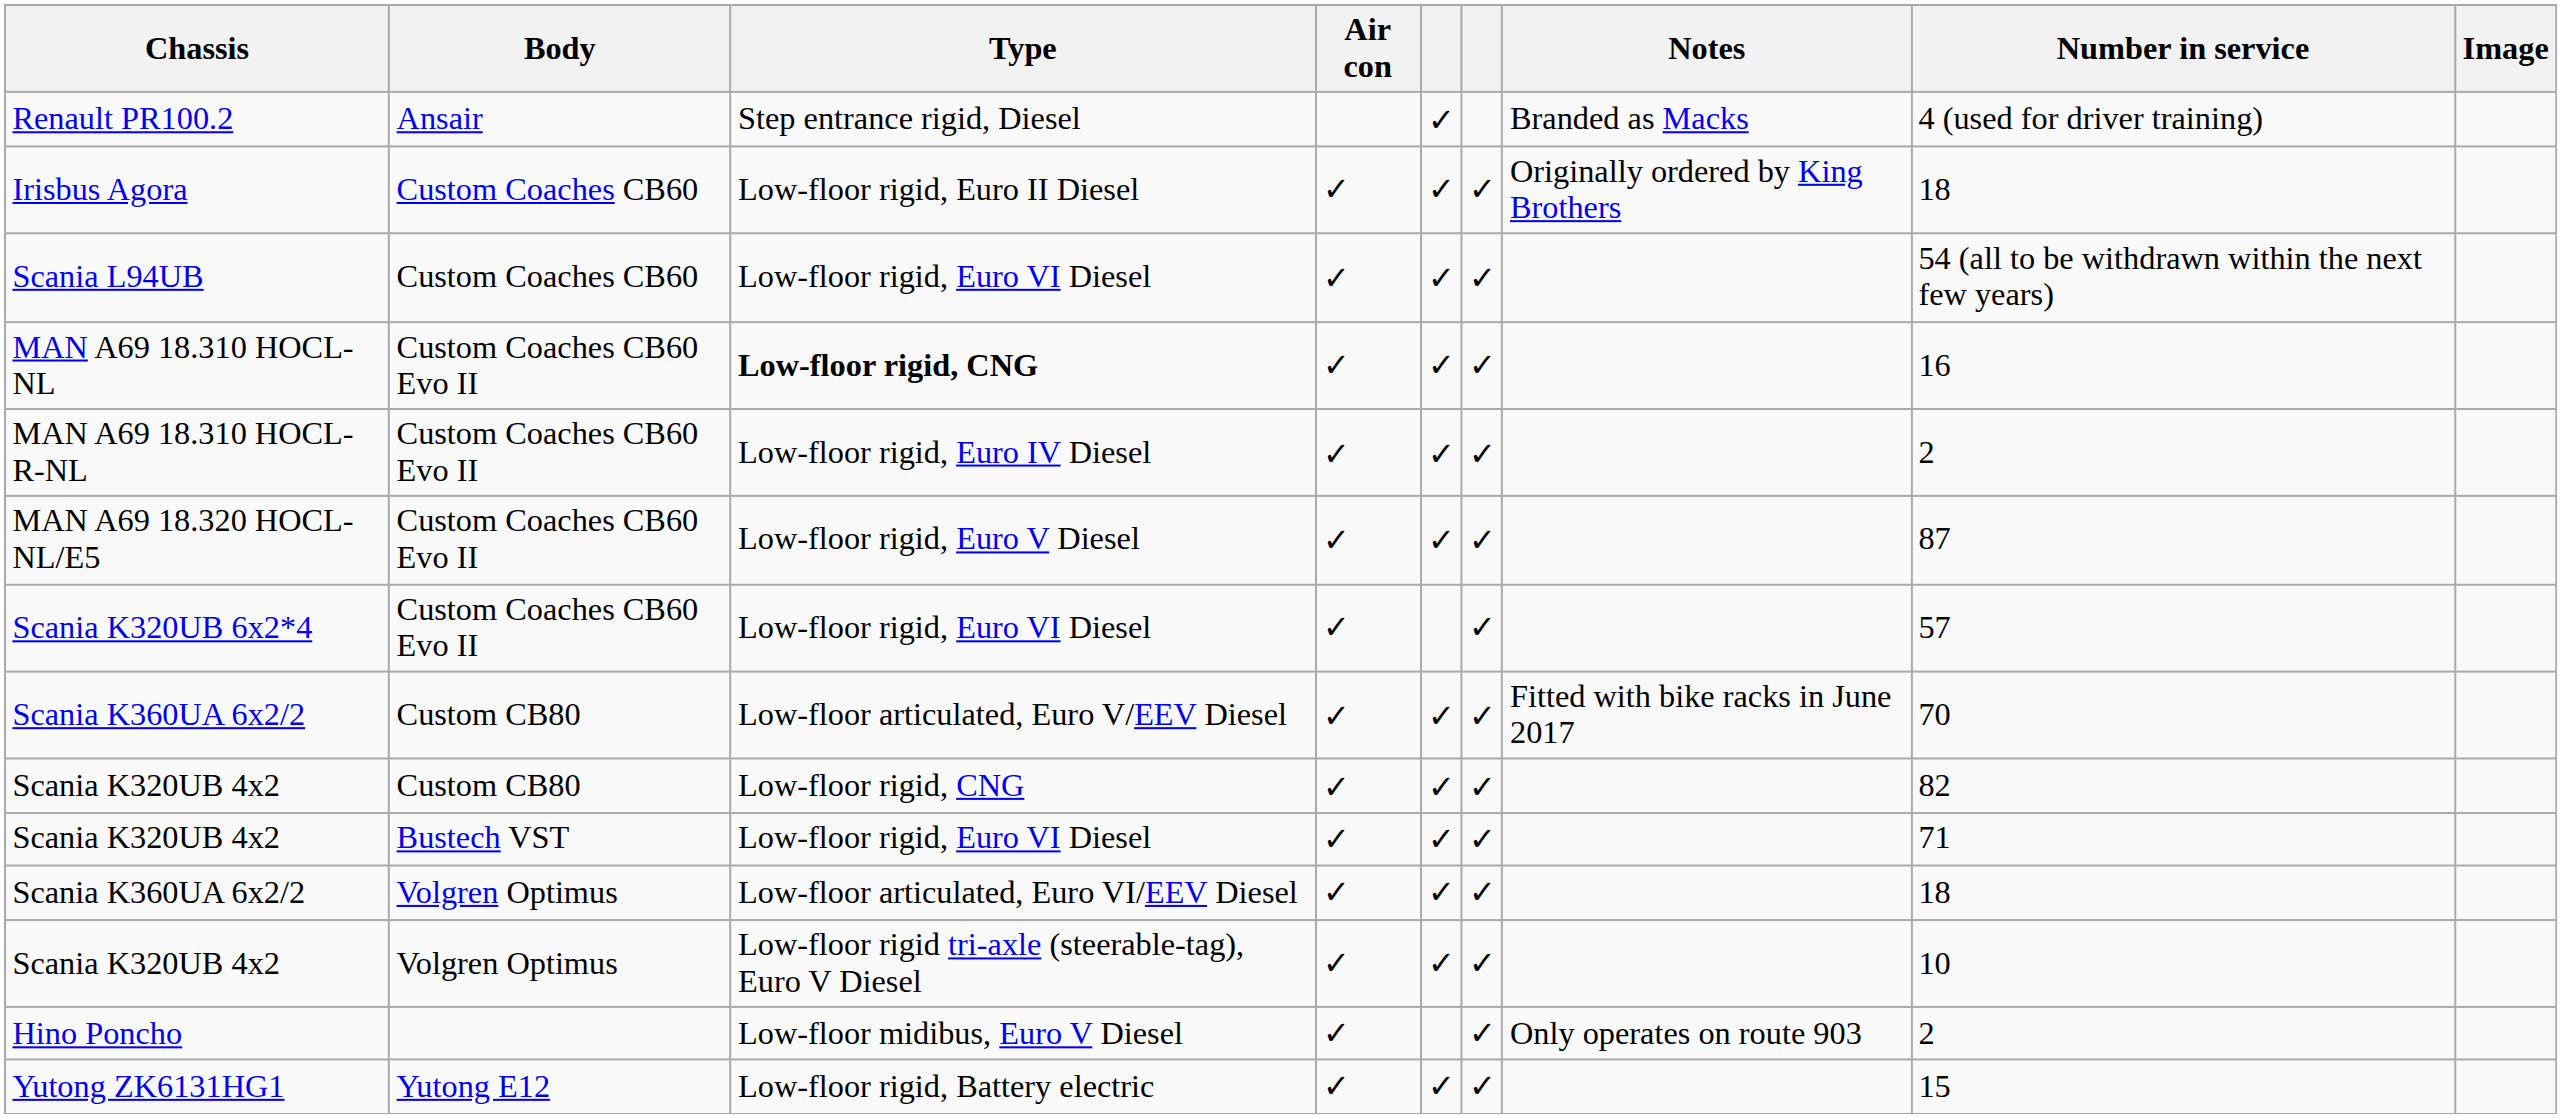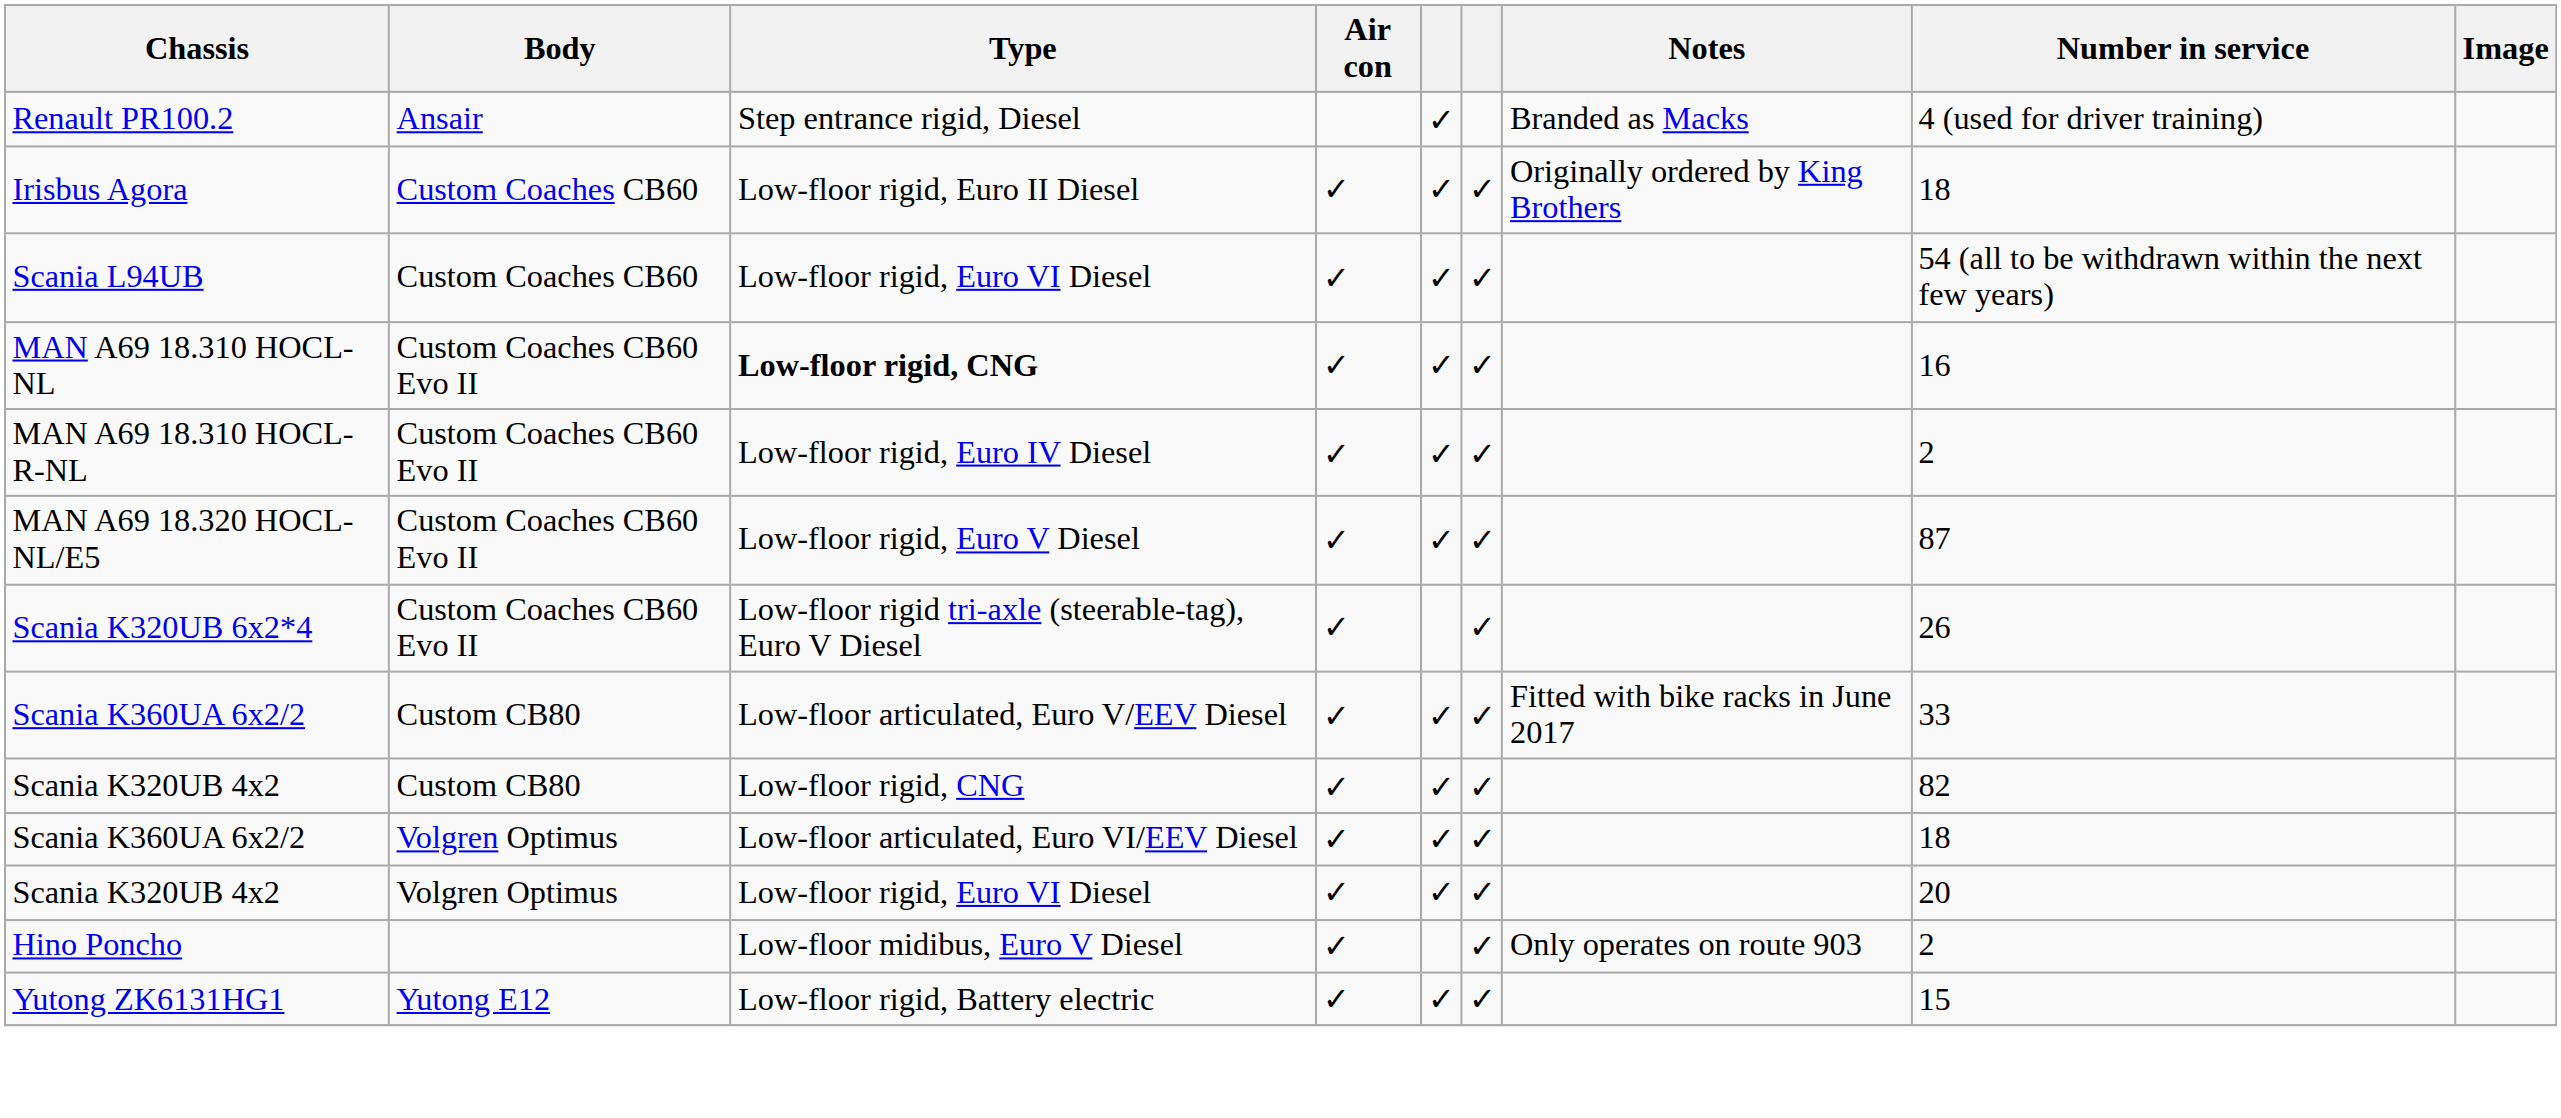(945, 627) Low-floor rigid, Euro VI Diesel -> (991, 627) Low-floor rigid tri-axle (steerable-tag), Euro V Diesel
(1935, 627) 57 -> (1935, 627) 26
(1935, 714) 70 -> (1935, 714) 33
- row: (146, 838)
(991, 962) Low-floor rigid tri-axle (steerable-tag), Euro V Diesel -> (945, 891) Low-floor rigid, Euro VI Diesel
(1935, 962) 10 -> (1935, 891) 20
